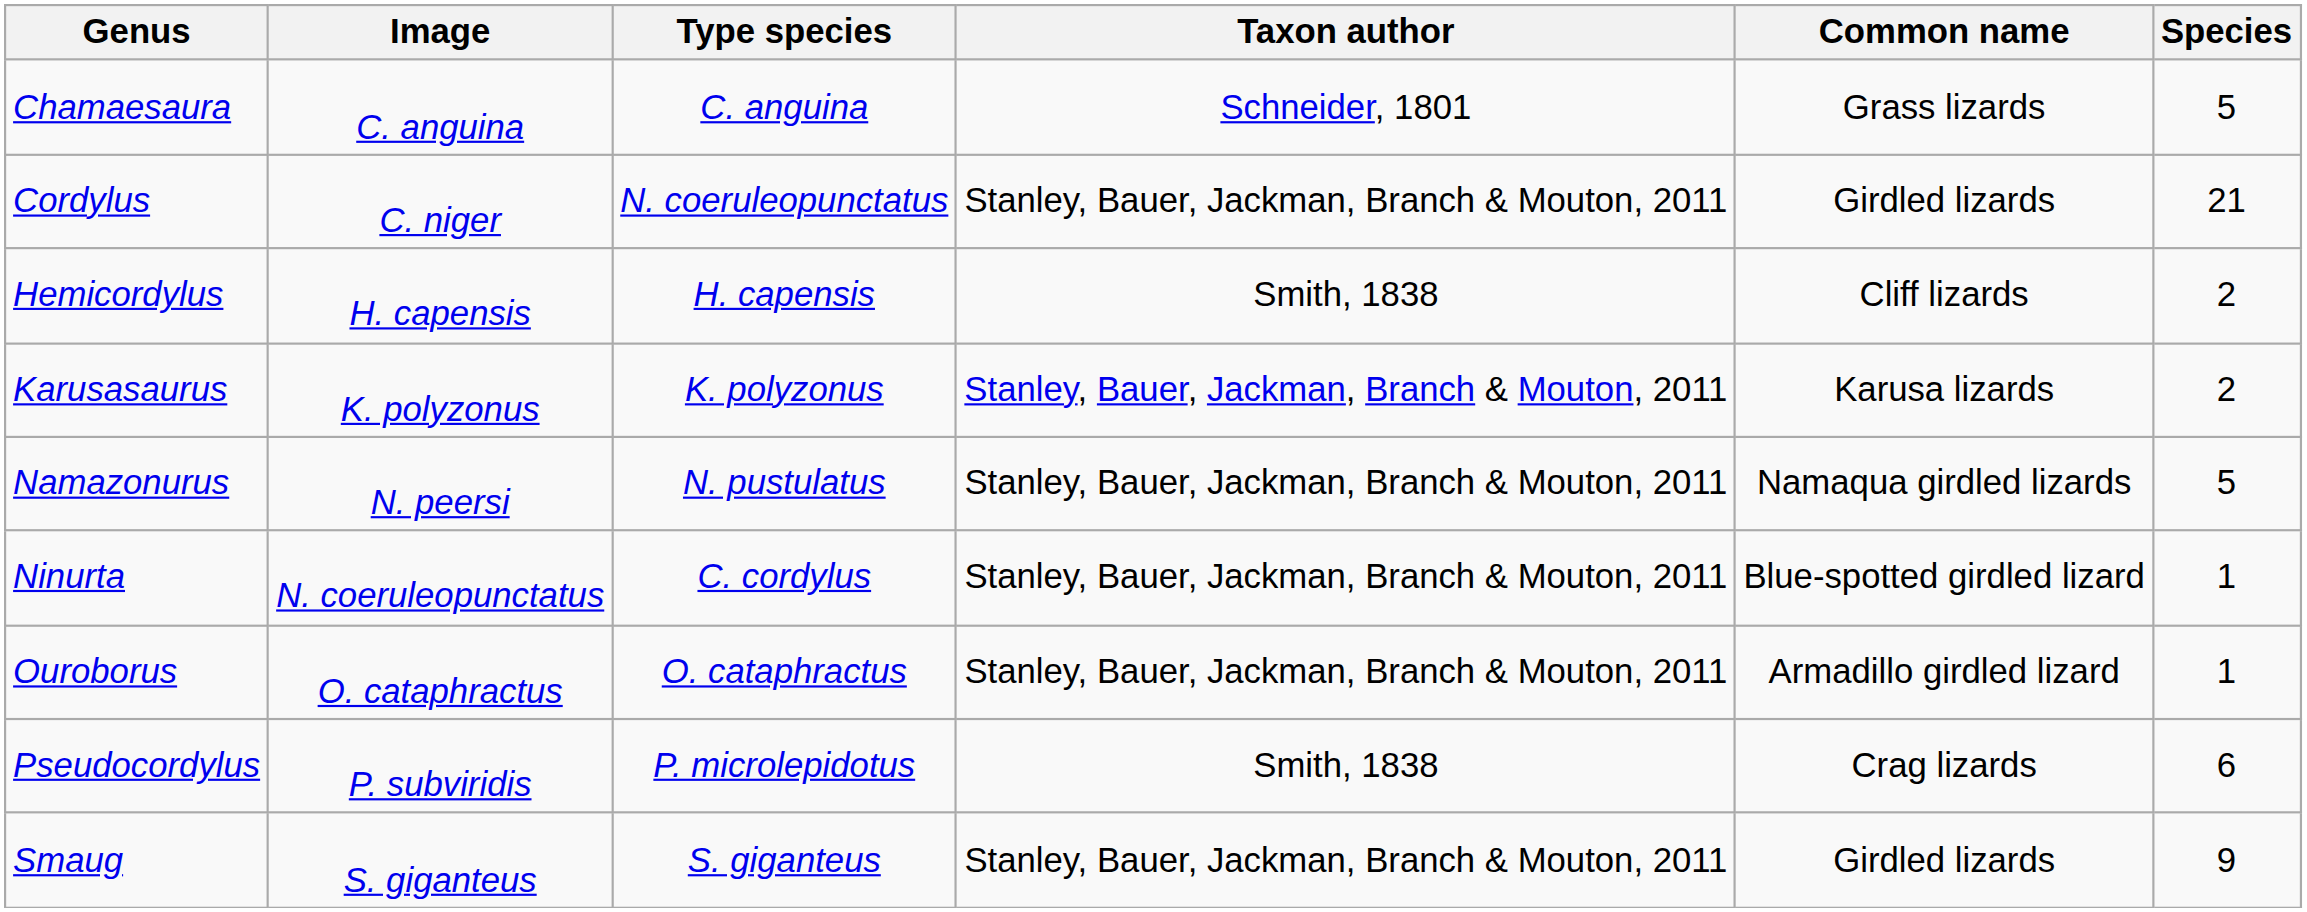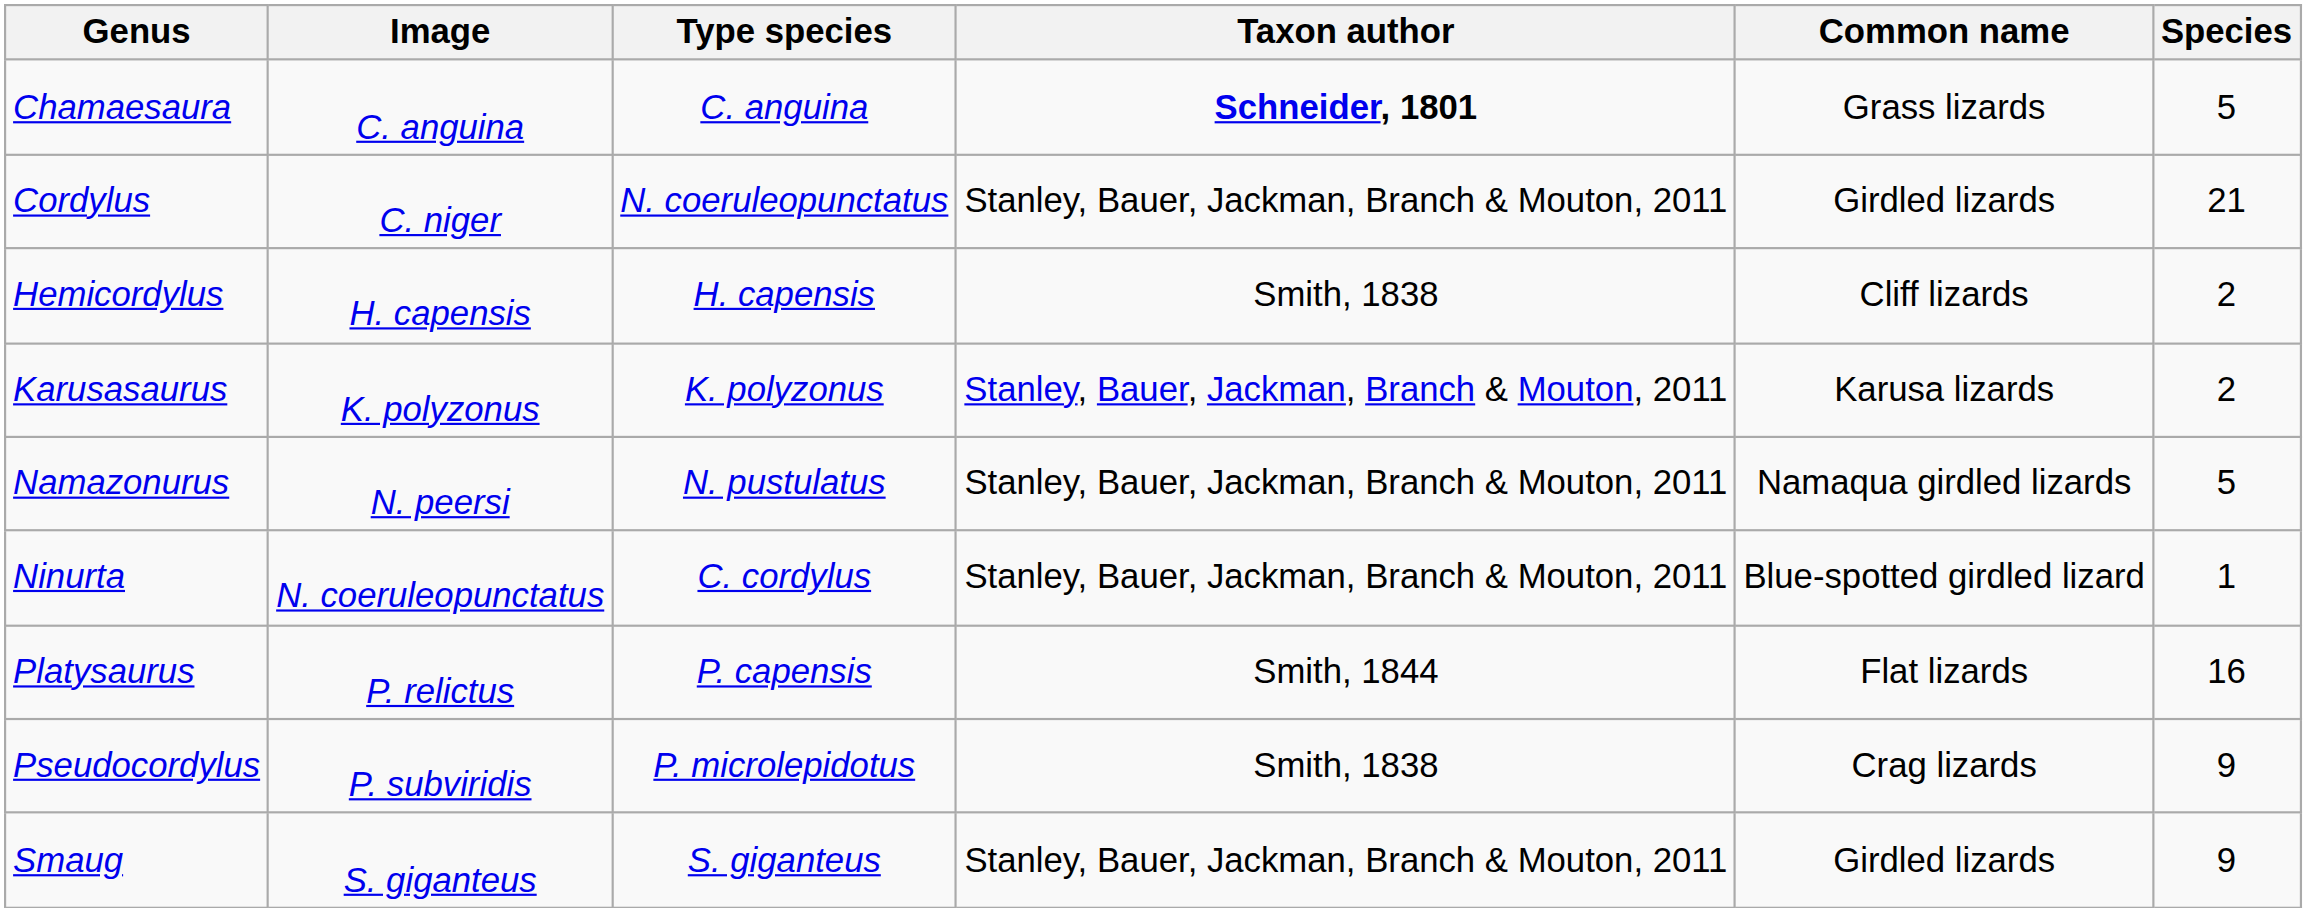(1346, 106) normal -> (1346, 106) bold
- row: (95, 671)
+ row: (104, 671)
(2226, 765) 6 -> (2226, 765) 9
